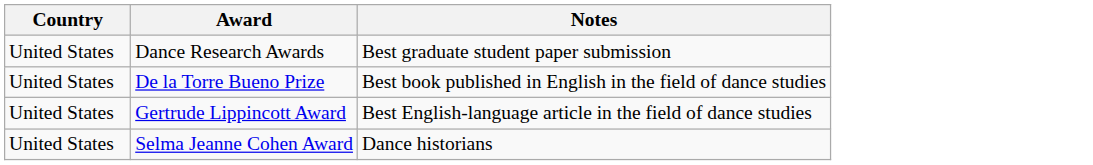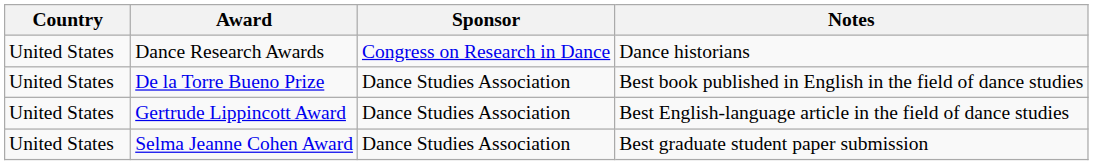+ column: (486, 19)
(516, 50) Best graduate student paper submission -> (685, 50) Dance historians
(427, 143) Dance historians -> (774, 143) Best graduate student paper submission
